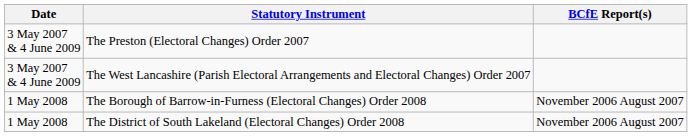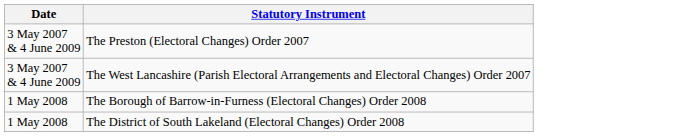- column: (610, 14)
